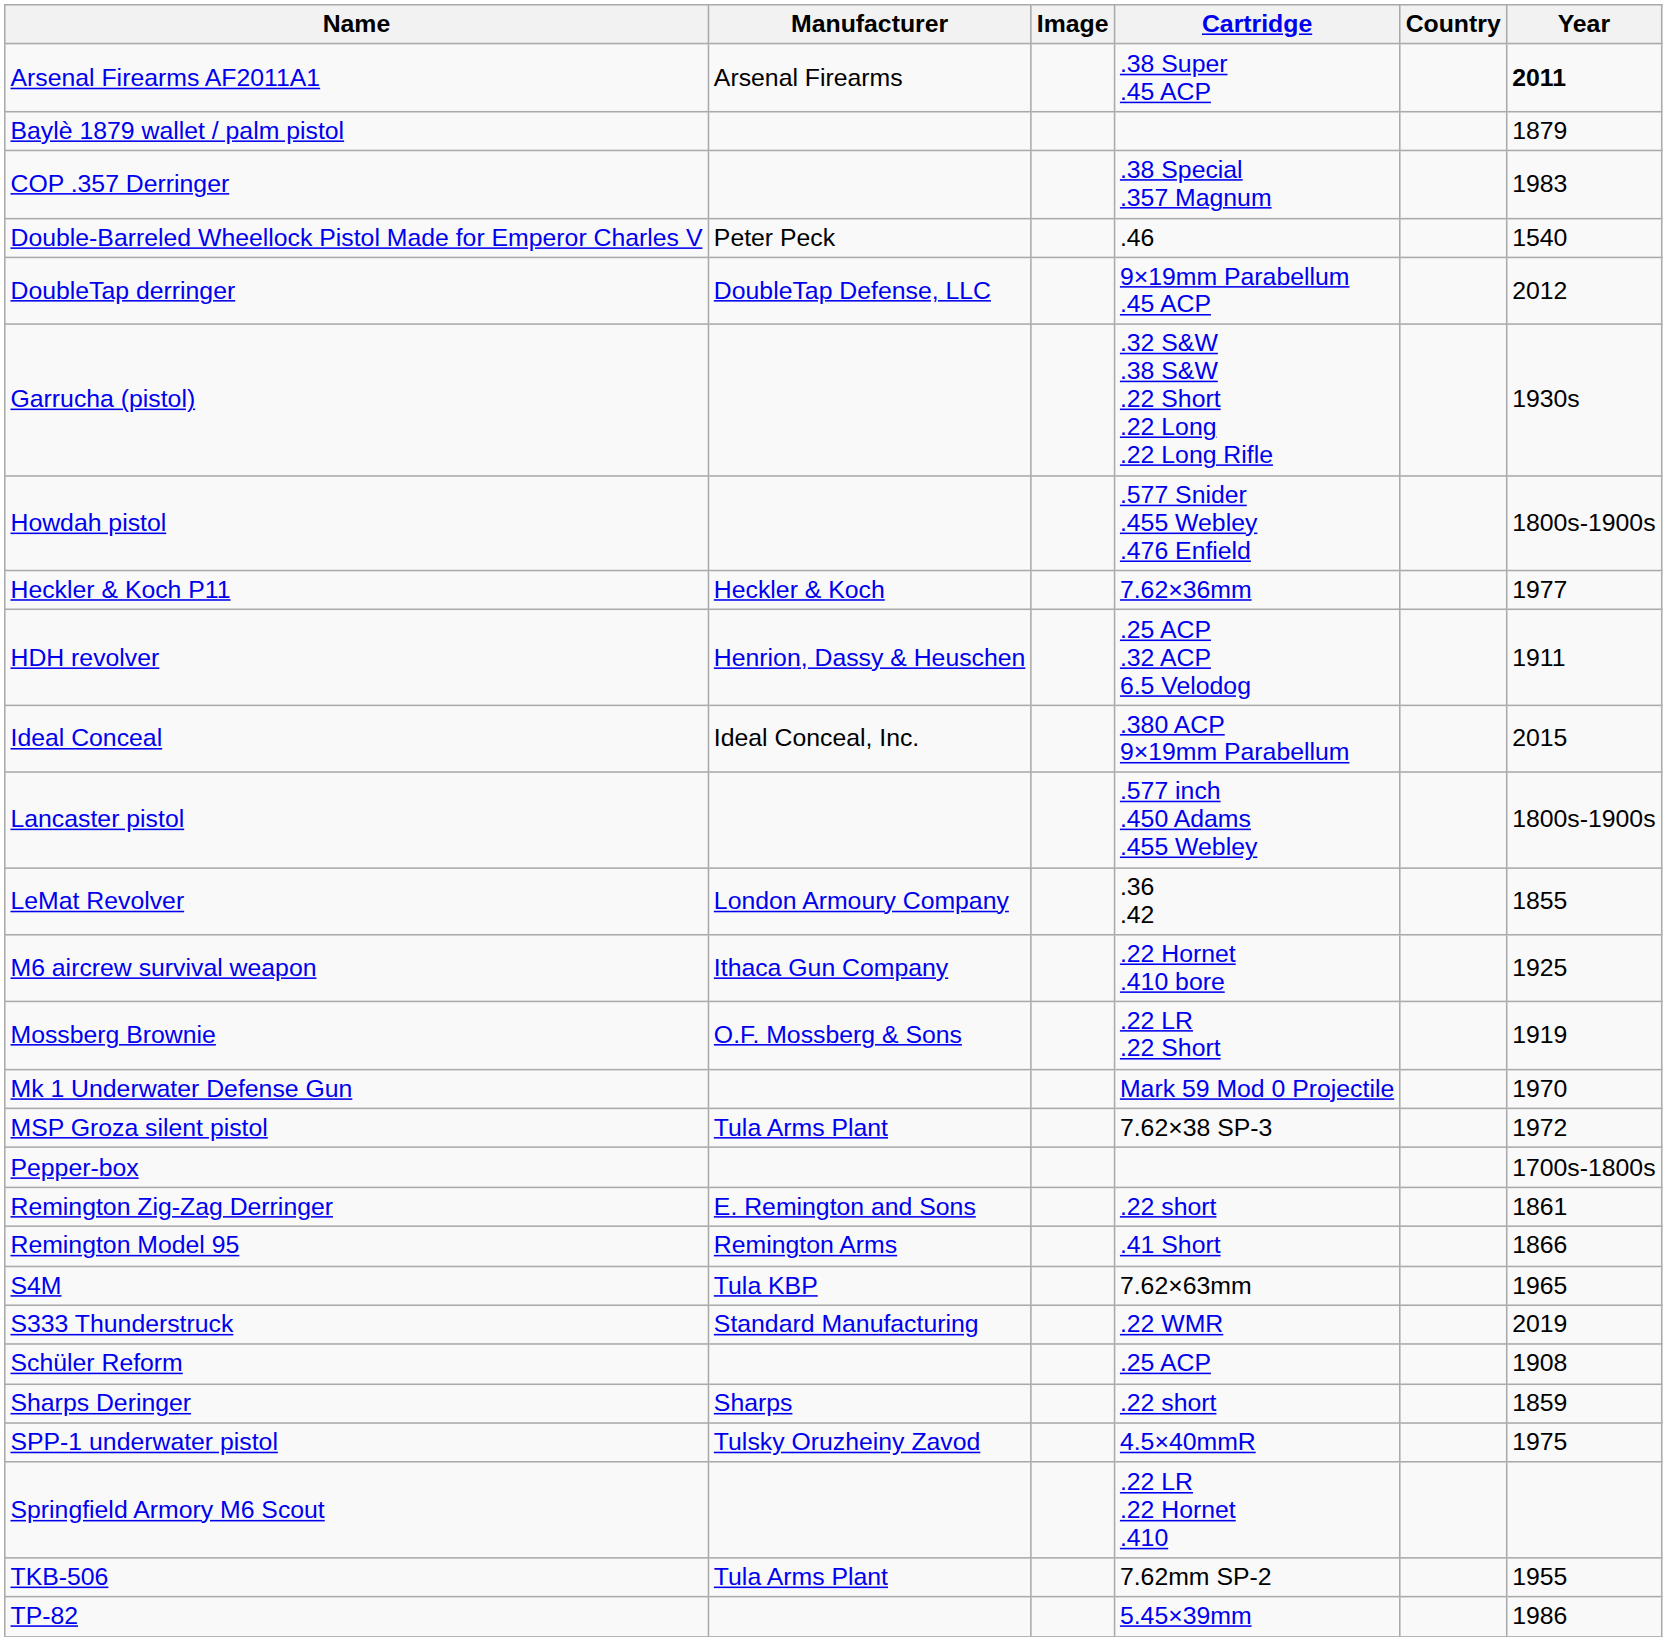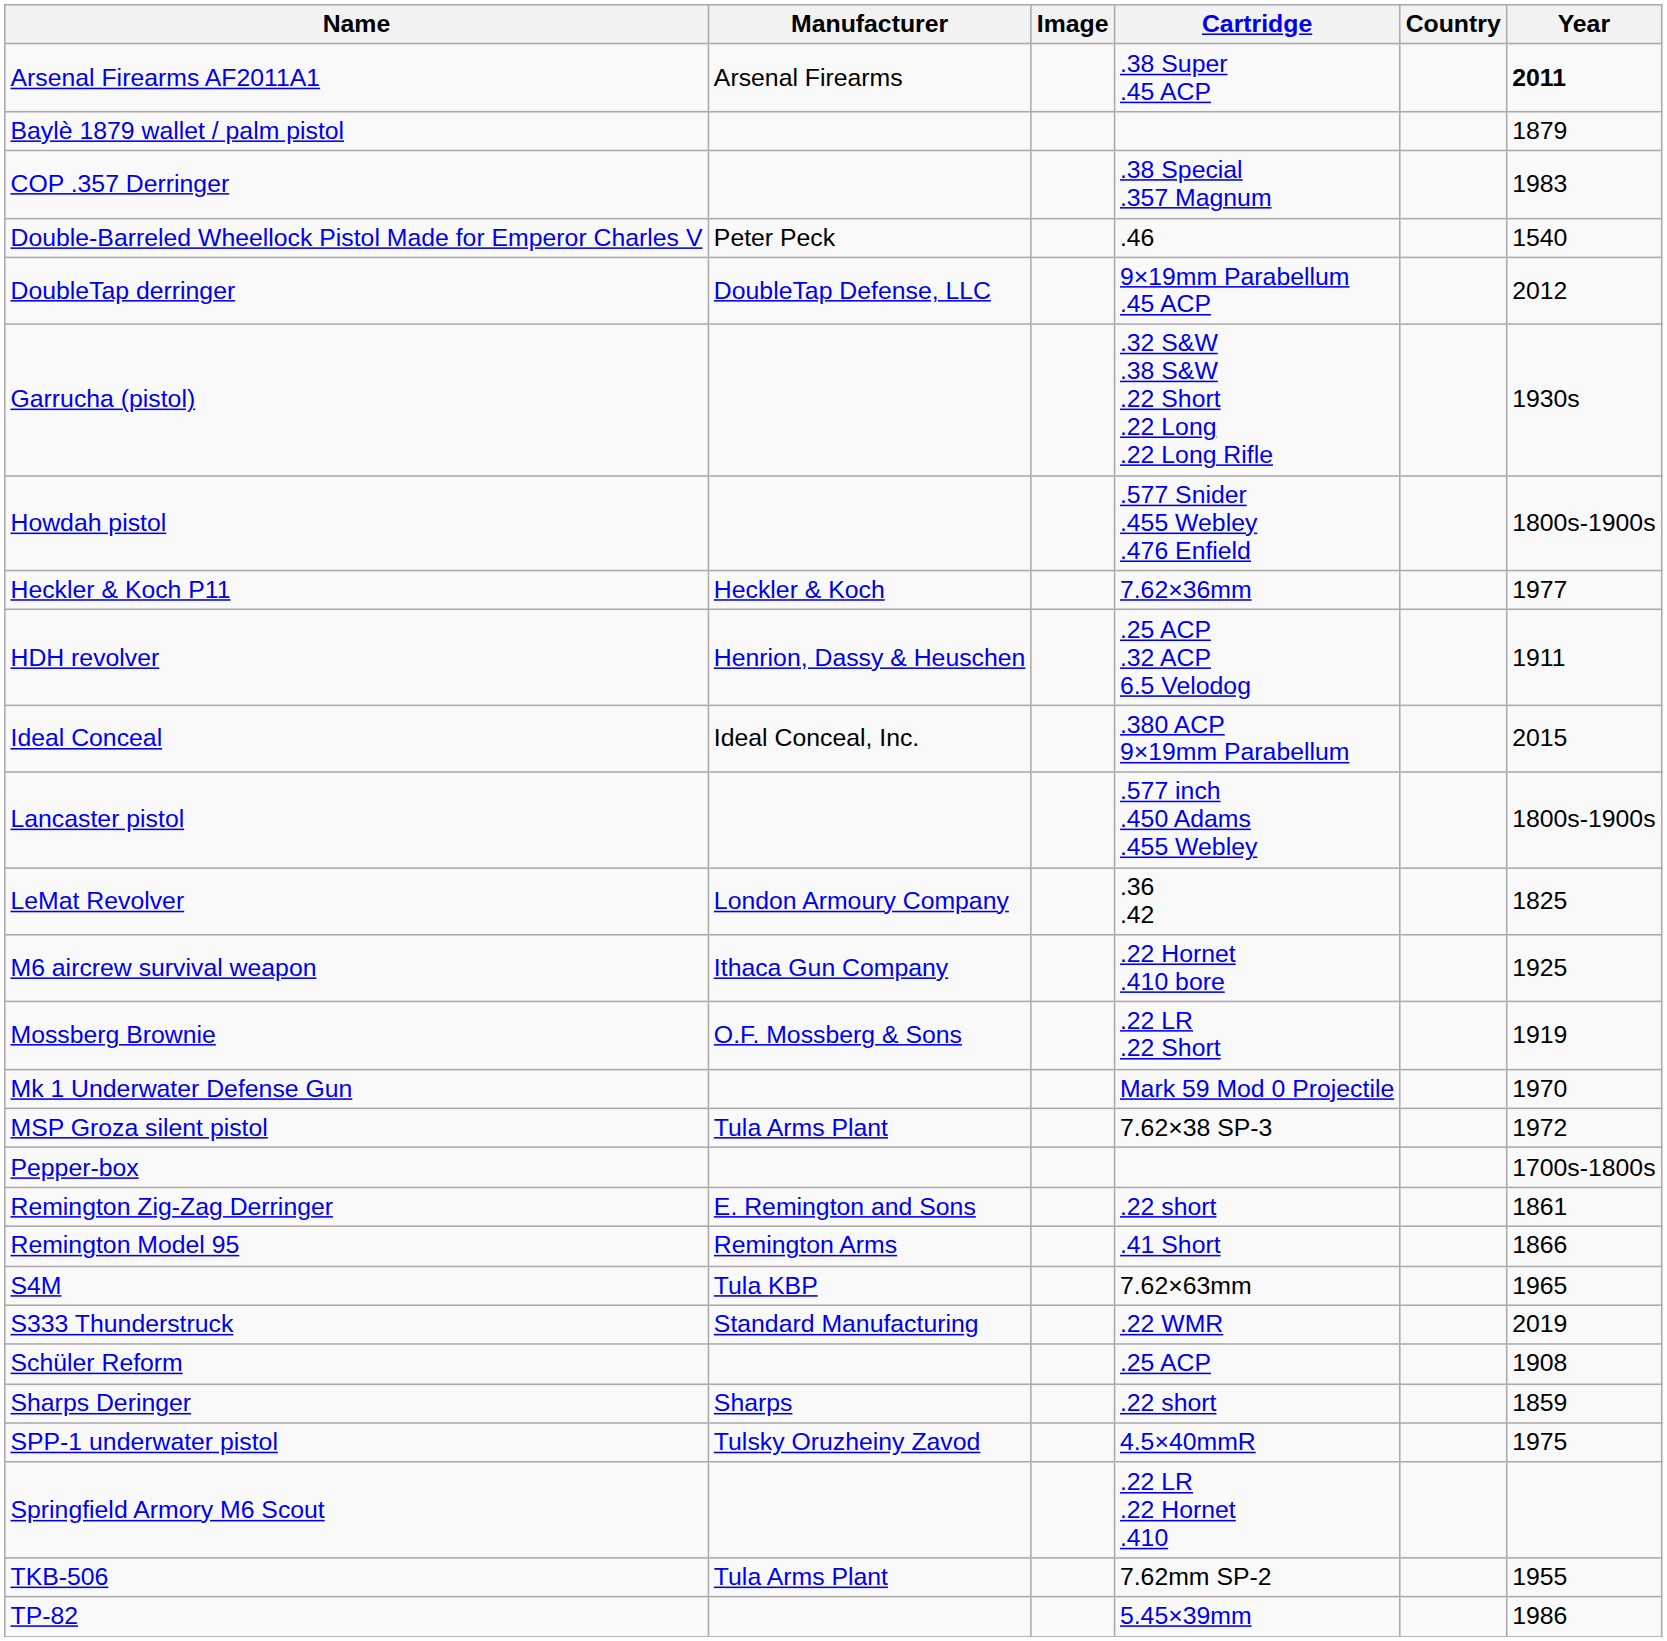(1540, 900) 1855 -> (1540, 900) 1825
